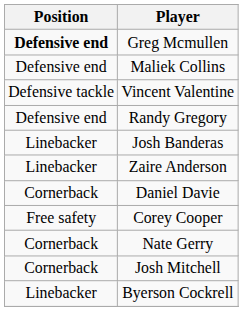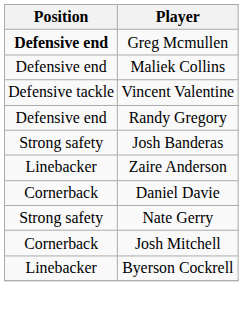(61, 142) Linebacker -> (61, 142) Strong safety
- row: (178, 218)
(61, 243) Cornerback -> (61, 218) Strong safety
